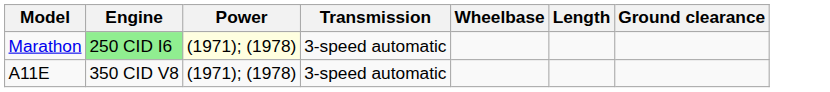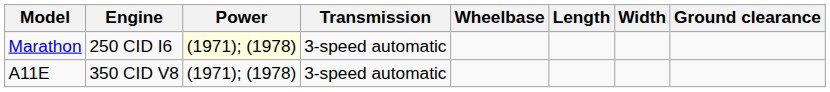+ column: (642, 18)
(131, 45) lightgreen background -> (131, 45) no background
